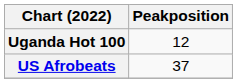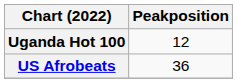(181, 66) 37 -> (181, 66) 36
